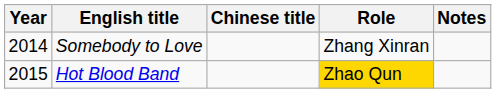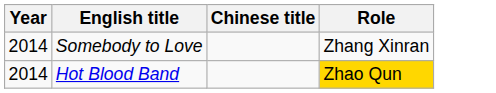- column: (462, 18)
(28, 74) 2015 -> (28, 74) 2014
